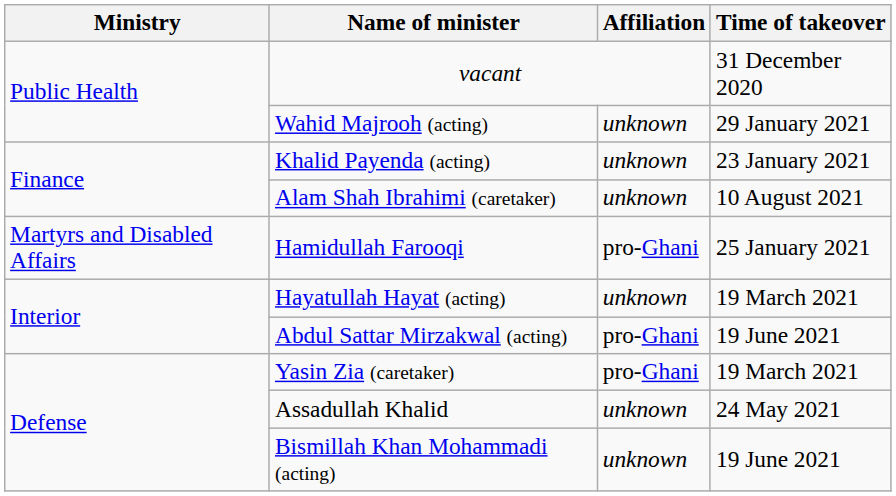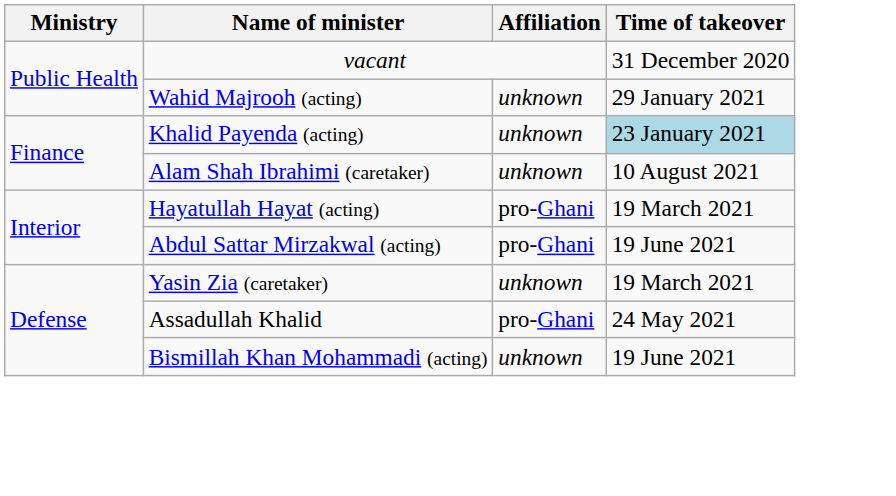(793, 160) no background -> (689, 134) lightblue background
- row: (369, 247)
(645, 297) unknown -> (546, 208) pro-Ghani
(651, 371) pro-Ghani -> (541, 282) unknown
(645, 409) unknown -> (546, 319) pro-Ghani
